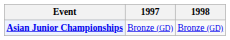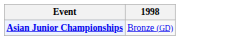- column: (150, 12)
